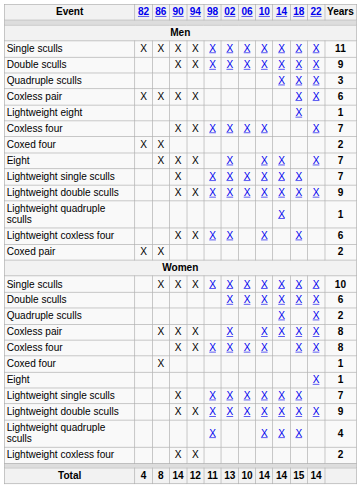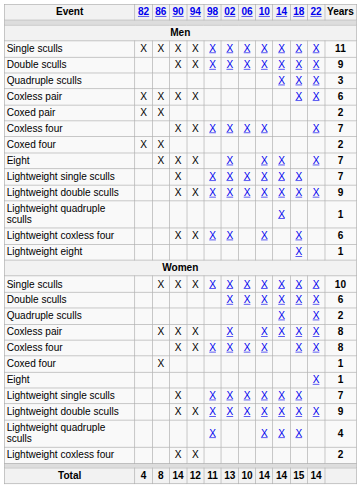rows swapped: (31, 252) <-> (44, 113)
